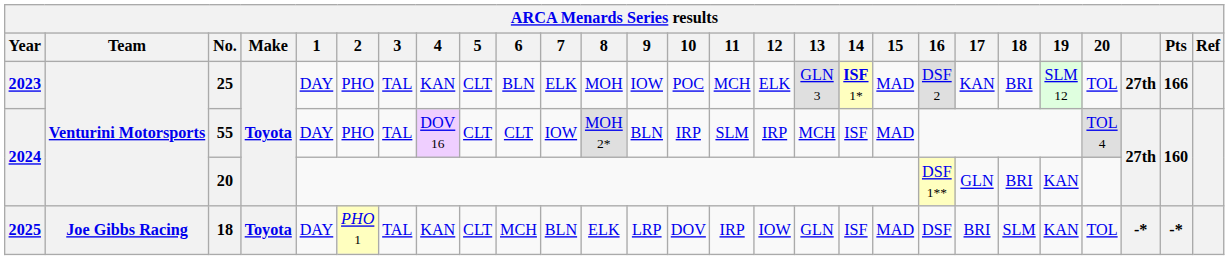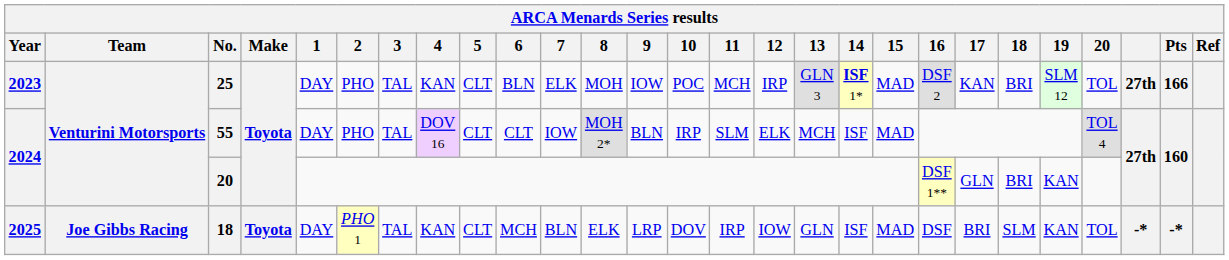(775, 84) ELK -> (775, 84) IRP
(775, 133) IRP -> (775, 133) ELK
